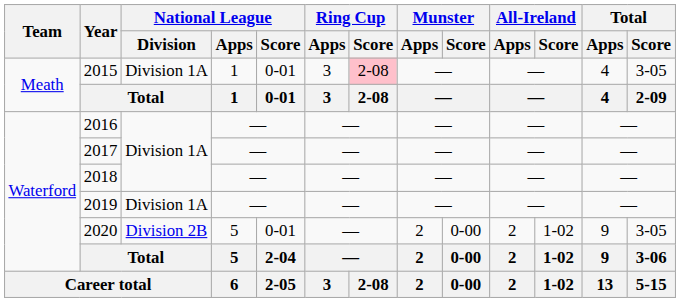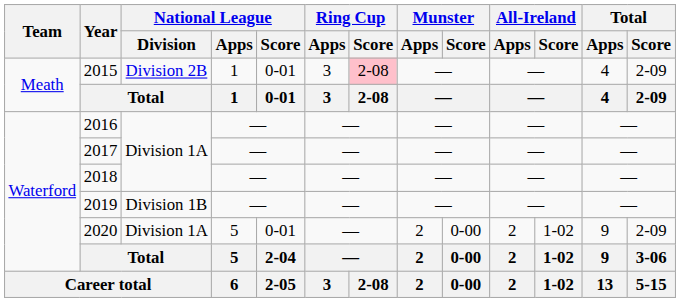(166, 71) Division 1A -> (166, 71) Division 2B
(651, 71) 3-05 -> (651, 71) 2-09
(166, 204) Division 1A -> (166, 204) Division 1B
(166, 230) Division 2B -> (166, 230) Division 1A
(651, 230) 3-05 -> (651, 230) 2-09
